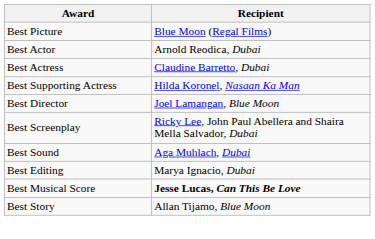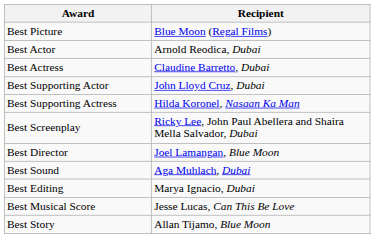+ row: (58, 85)
rows swapped: (37, 103) <-> (44, 127)
(227, 188) bold -> (224, 206) normal
